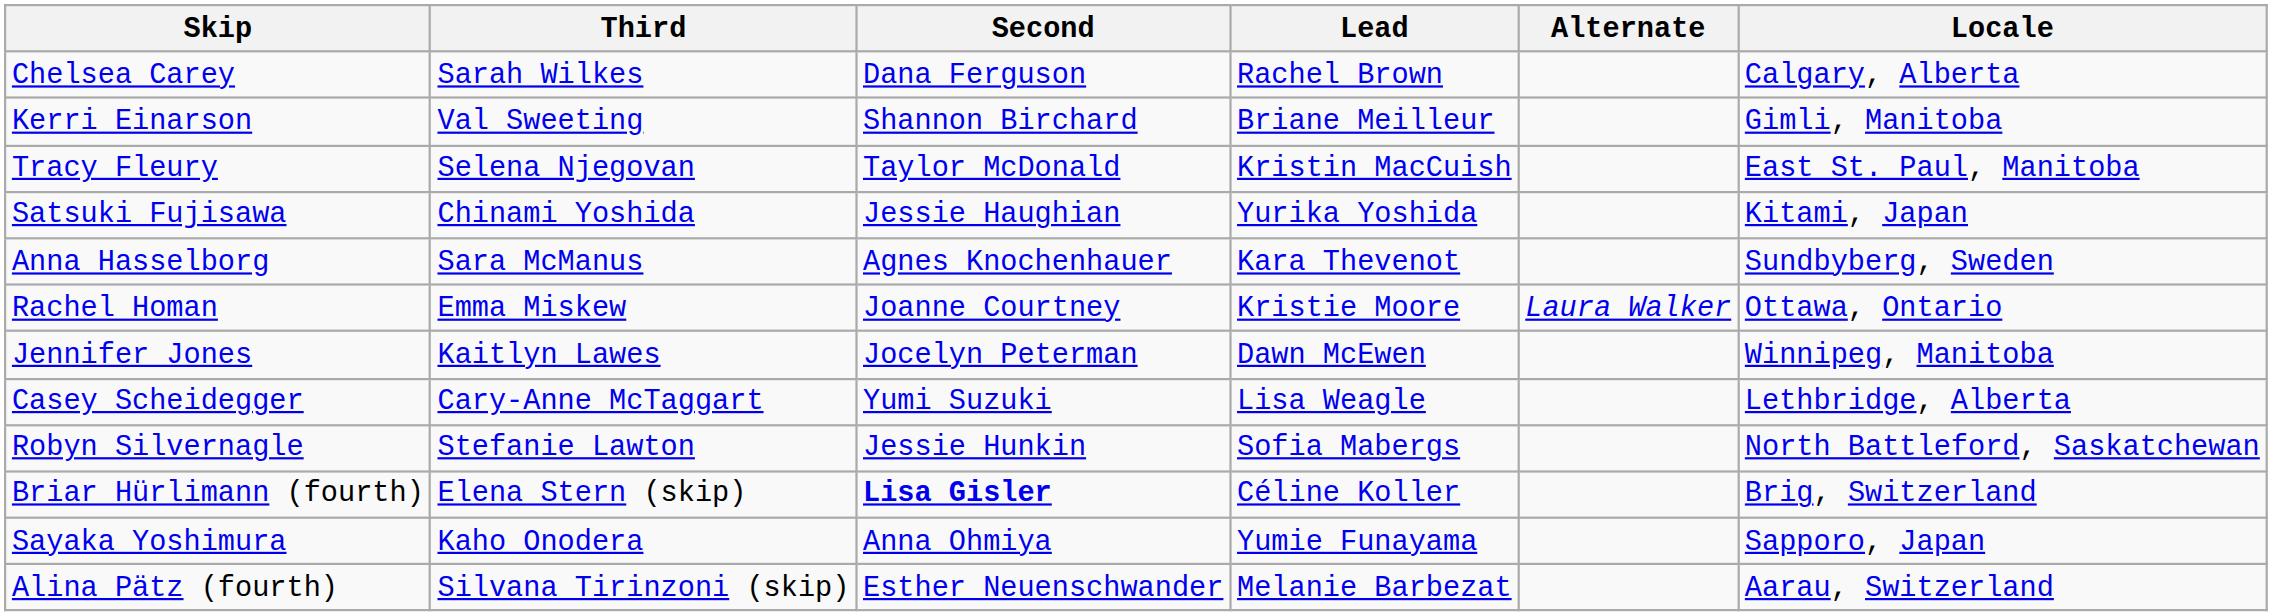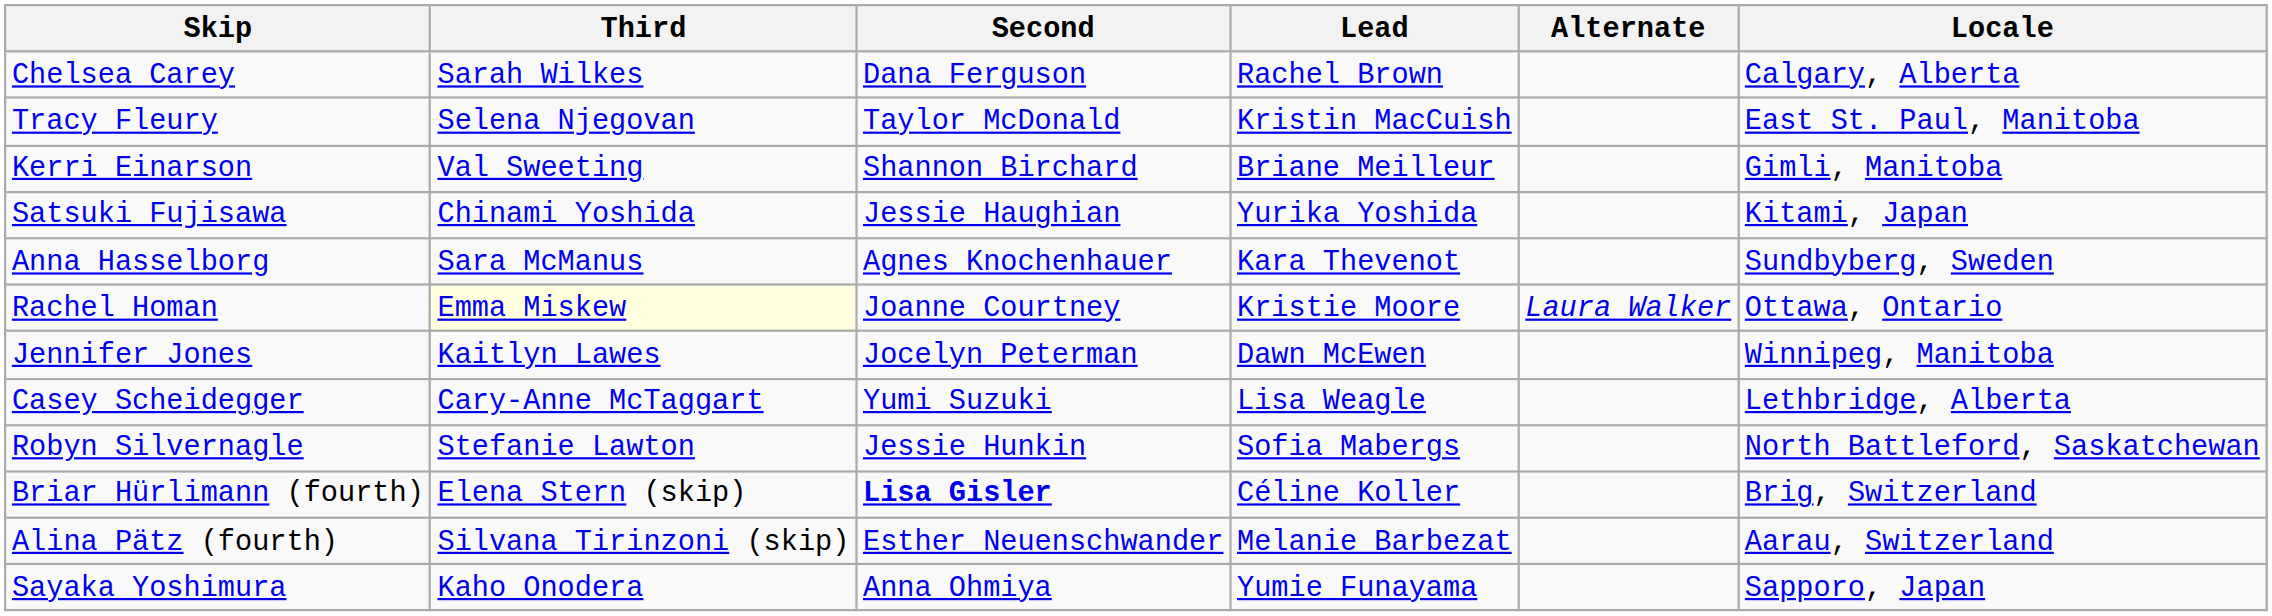rows swapped: (132, 122) <-> (115, 168)
(532, 308) no background -> (532, 308) lightyellow background
rows swapped: (175, 588) <-> (149, 541)
